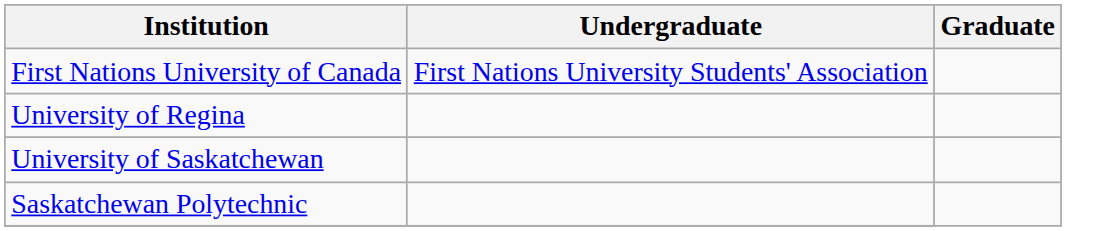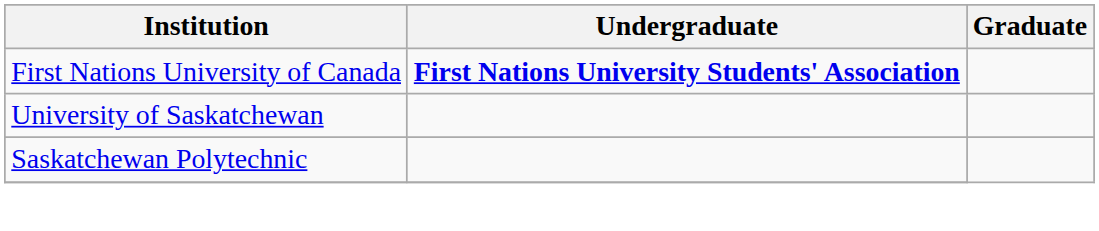(671, 70) normal -> (687, 70) bold
- row: (128, 114)
